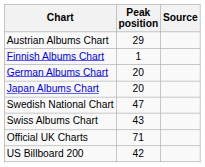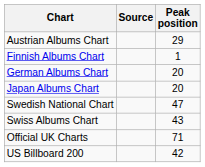columns swapped: (138, 18) <-> (180, 18)
